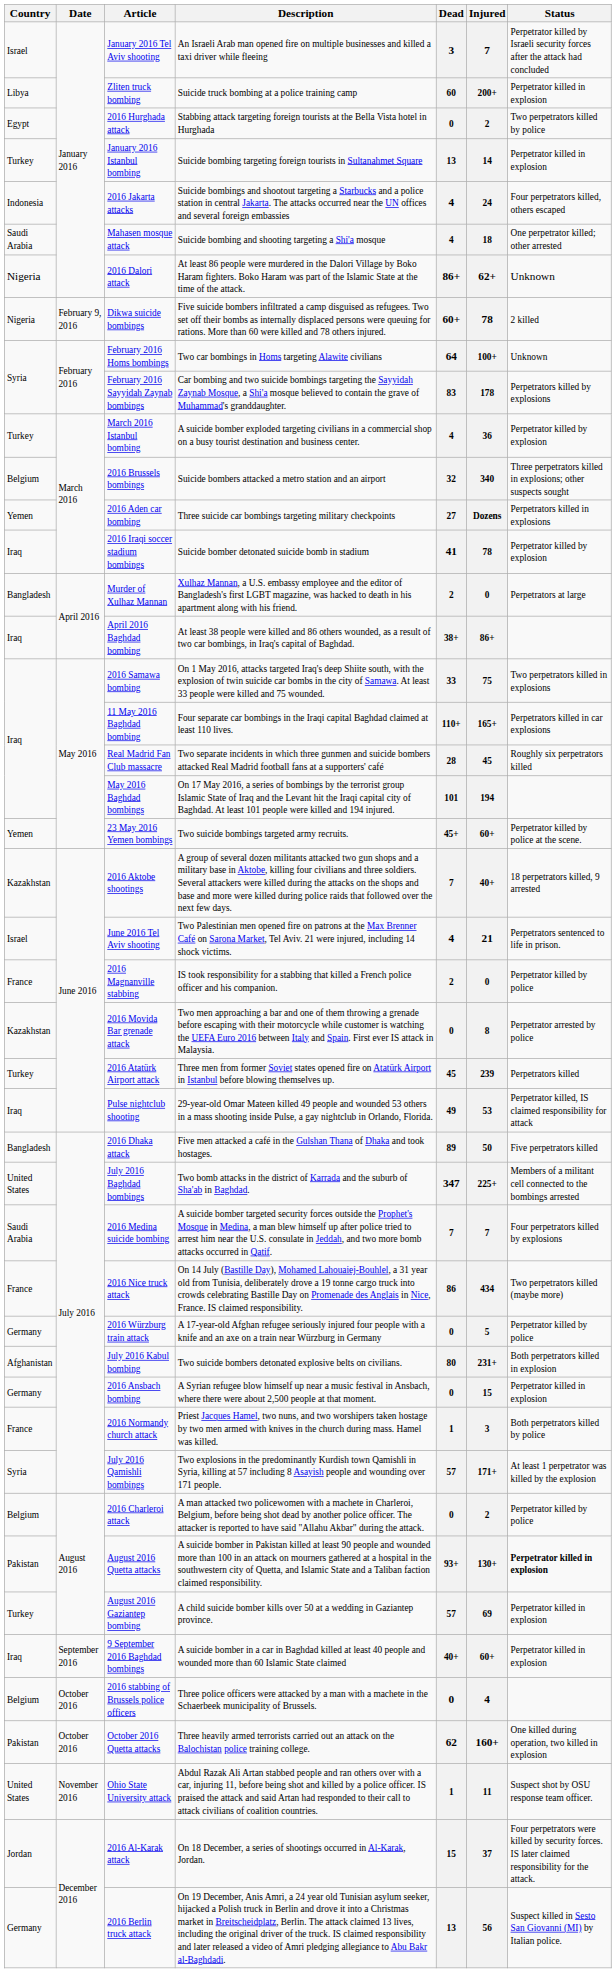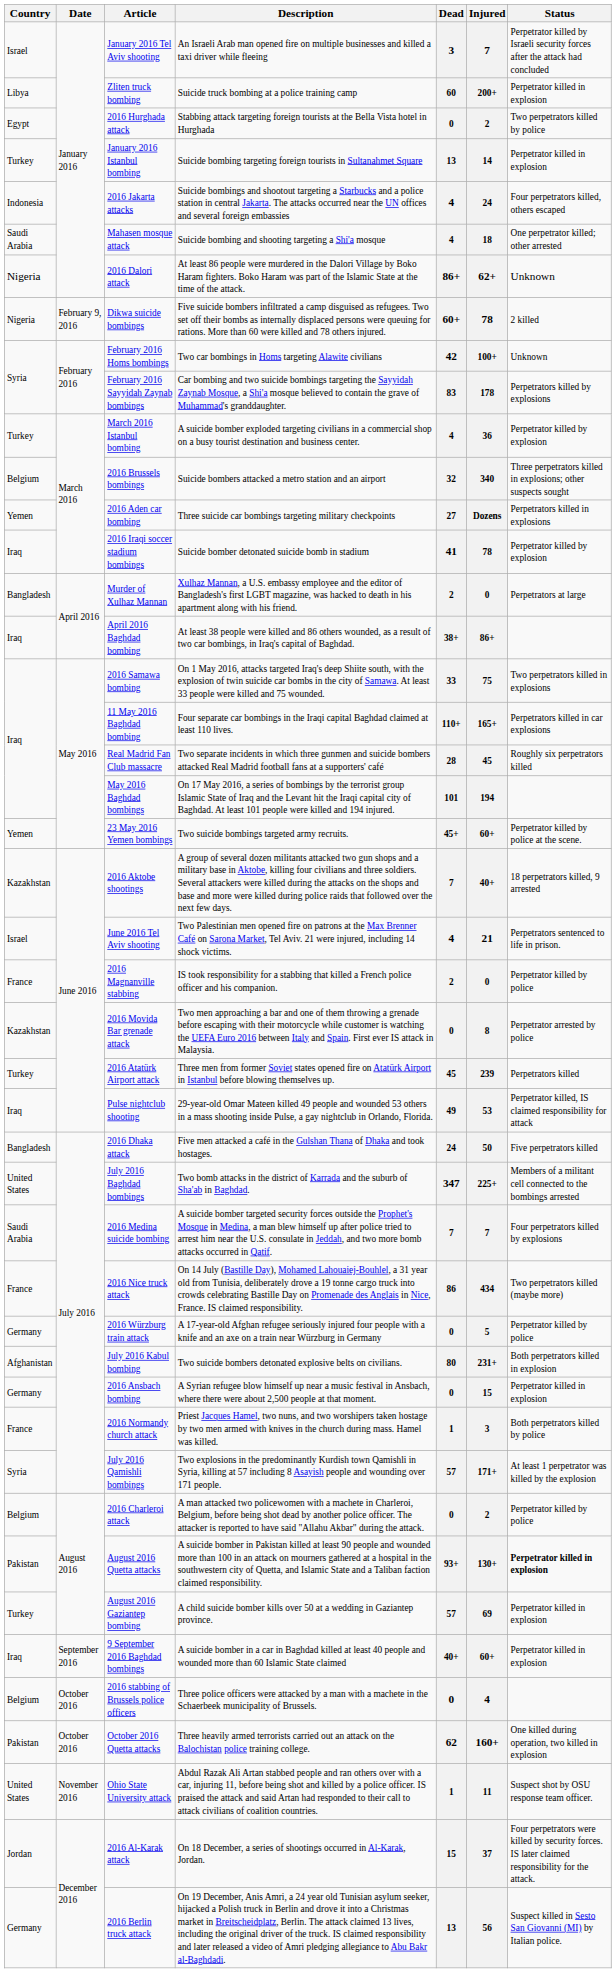(451, 355) 64 -> (451, 355) 42
(451, 1147) 89 -> (451, 1147) 24
